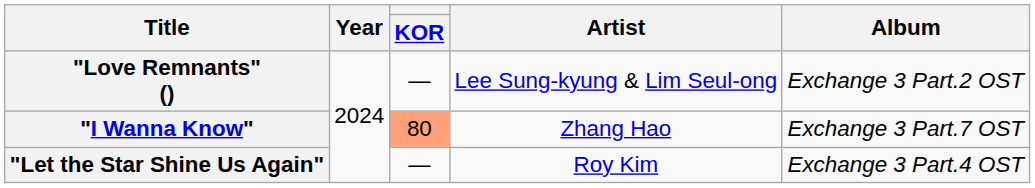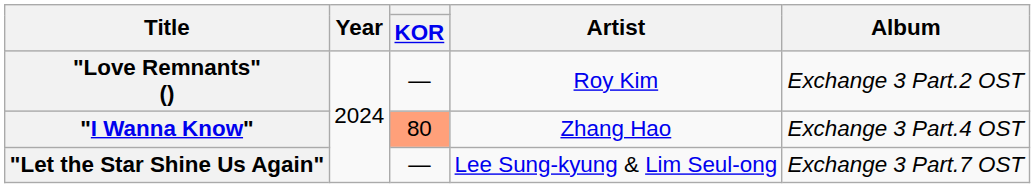(616, 80) Lee Sung-kyung & Lim Seul-ong -> (616, 80) Roy Kim
(906, 128) Exchange 3 Part.7 OST -> (906, 128) Exchange 3 Part.4 OST
(616, 164) Roy Kim -> (616, 164) Lee Sung-kyung & Lim Seul-ong
(906, 164) Exchange 3 Part.4 OST -> (906, 164) Exchange 3 Part.7 OST
